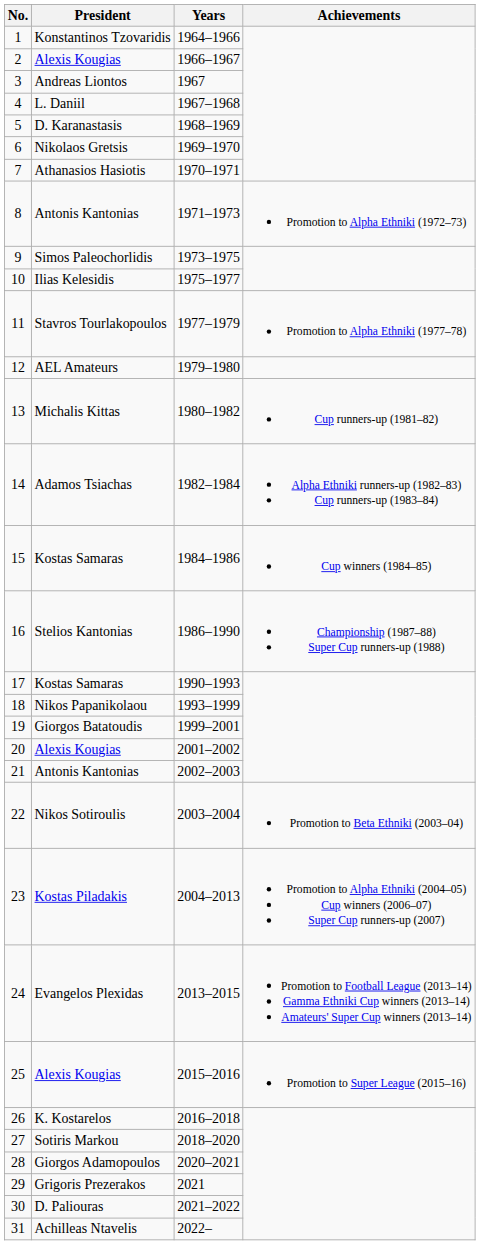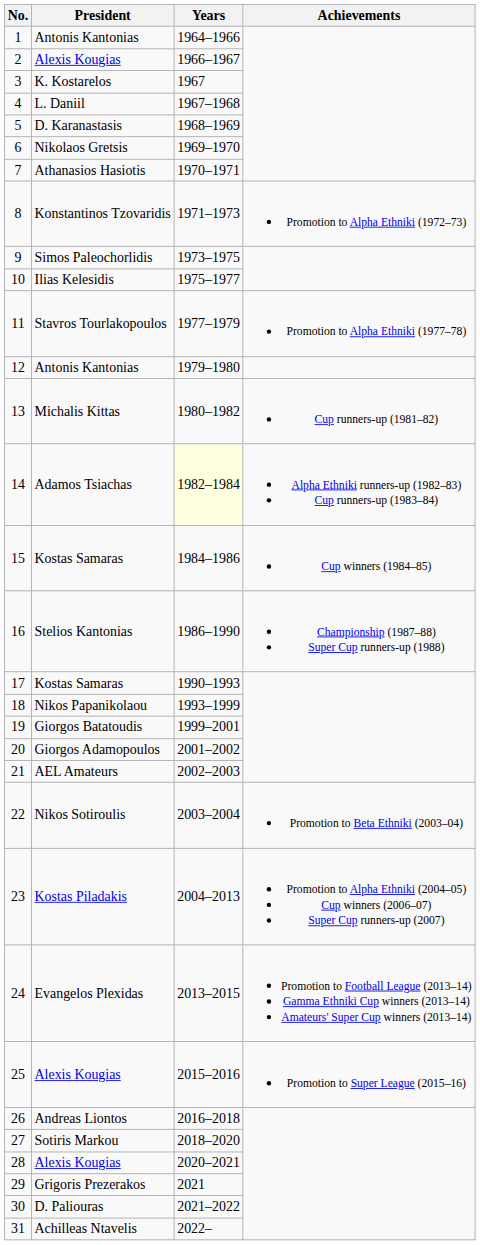(103, 37) Konstantinos Tzovaridis -> (87, 37) Antonis Kantonias
(81, 81) Andreas Liontos -> (73, 81) K. Kostarelos
(87, 213) Antonis Kantonias -> (103, 213) Konstantinos Tzovaridis
(76, 367) AEL Amateurs -> (87, 367) Antonis Kantonias
(209, 484) no background -> (209, 484) lightyellow background
(78, 749) Alexis Kougias -> (97, 749) Giorgos Adamopoulos
(87, 771) Antonis Kantonias -> (76, 771) AEL Amateurs
(73, 1118) K. Kostarelos -> (81, 1118) Andreas Liontos
(97, 1162) Giorgos Adamopoulos -> (78, 1162) Alexis Kougias
